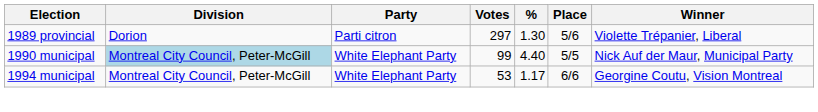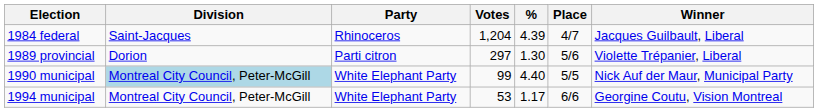+ row: (43, 35)
